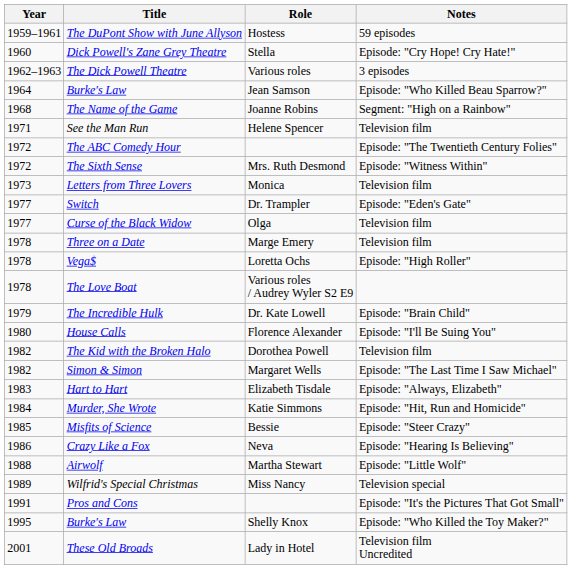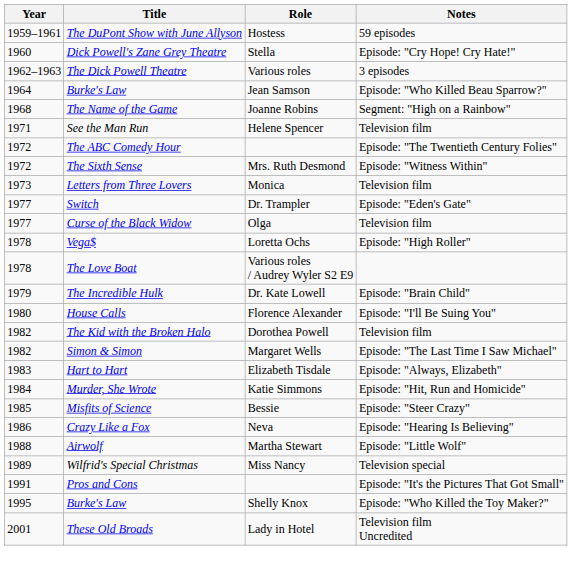- row: (106, 242)
